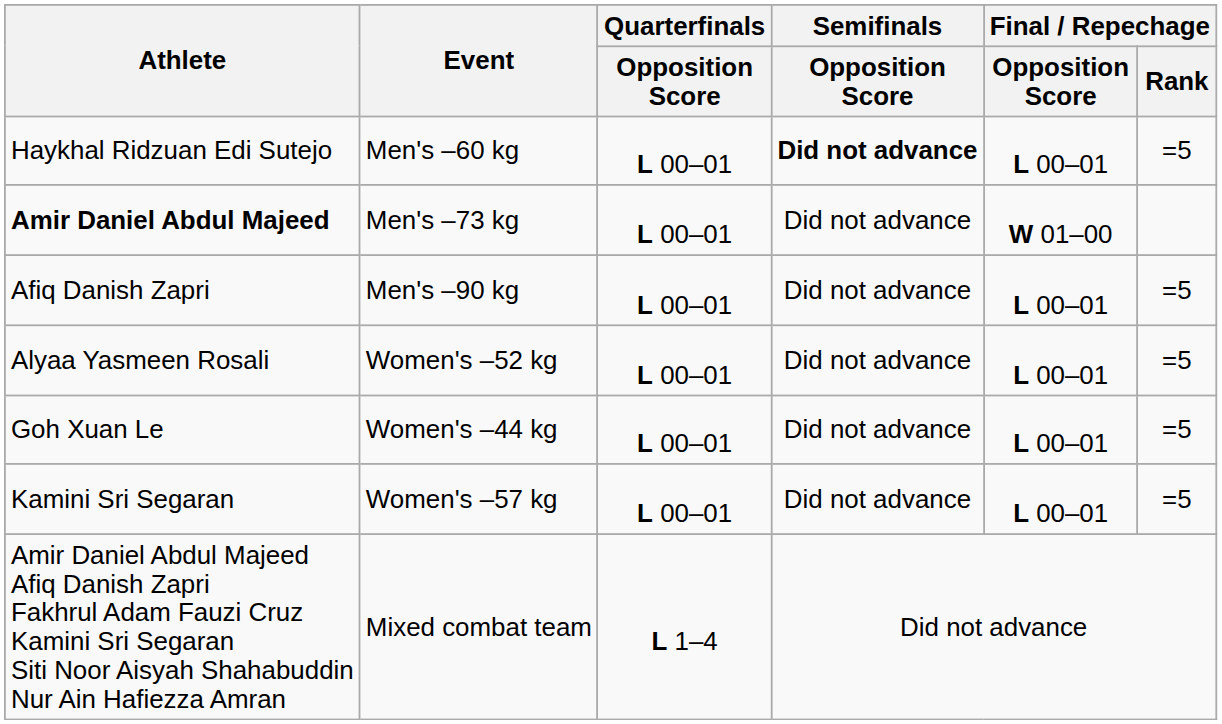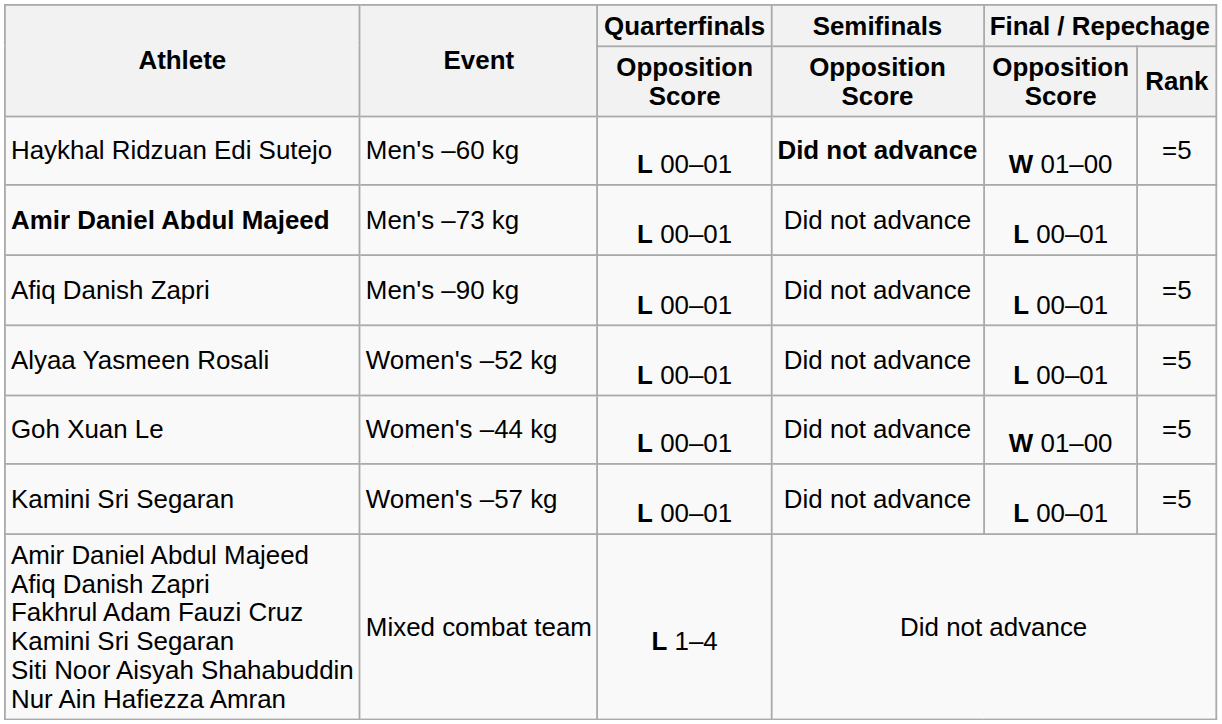(1061, 165) L 00–01 -> (1061, 165) W 01–00
(1061, 235) W 01–00 -> (1061, 235) L 00–01
(1061, 444) L 00–01 -> (1061, 444) W 01–00
